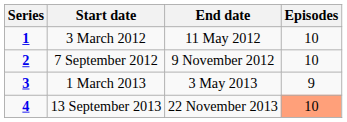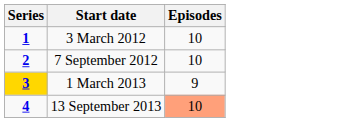- column: (223, 15)
(26, 83) no background -> (26, 83) gold background
